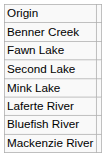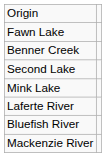rows swapped: (43, 32) <-> (36, 50)
